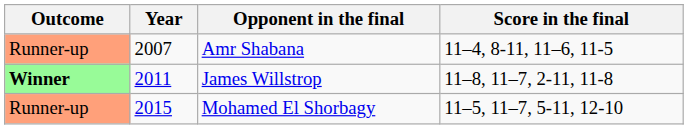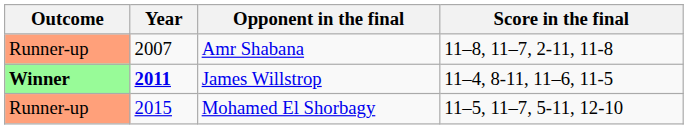(529, 49) 11–4, 8-11, 11–6, 11-5 -> (529, 49) 11–8, 11–7, 2-11, 11-8
(153, 78) normal -> (153, 78) bold
(529, 78) 11–8, 11–7, 2-11, 11-8 -> (529, 78) 11–4, 8-11, 11–6, 11-5
